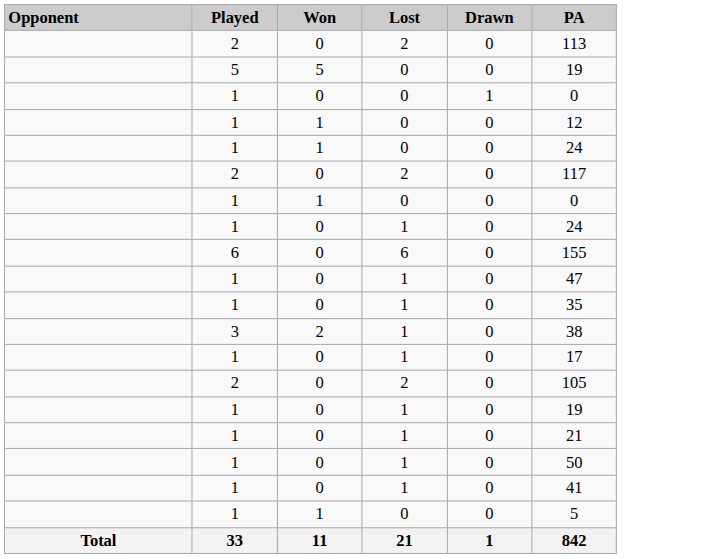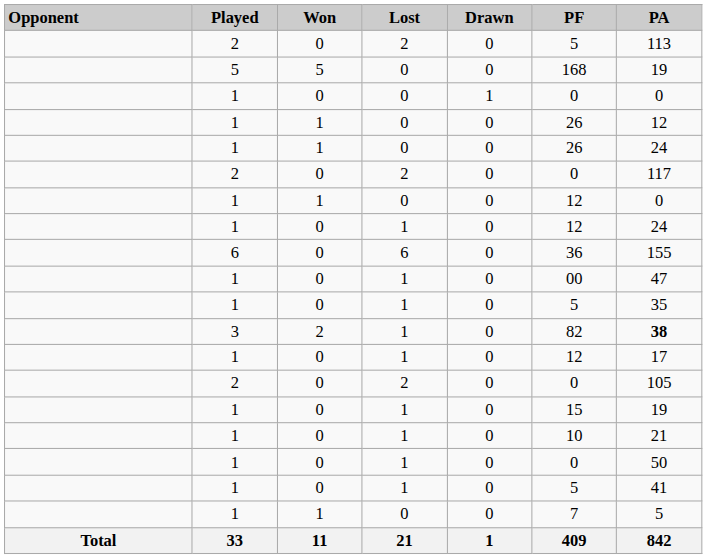+ column: (574, 17)
(574, 331) normal -> (659, 331) bold
